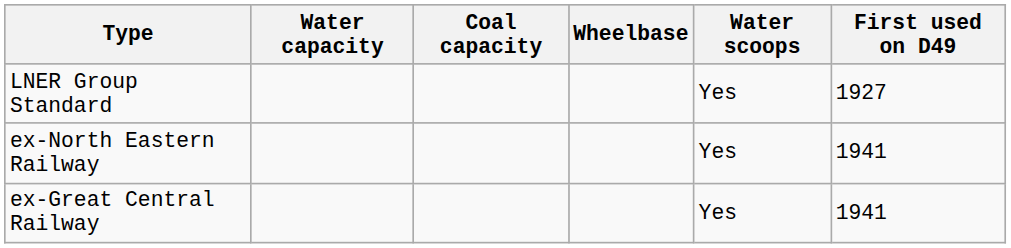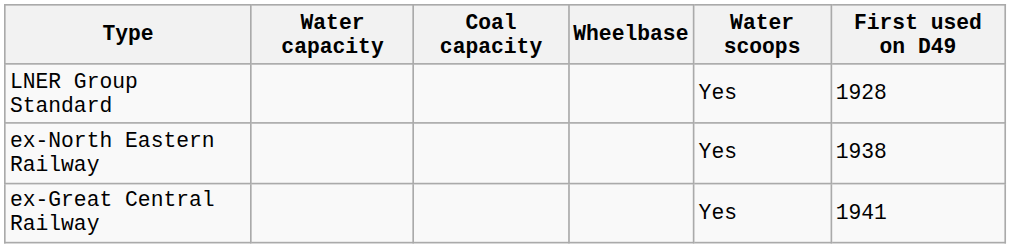(861, 94) 1927 -> (861, 94) 1928
(861, 153) 1941 -> (861, 153) 1938
